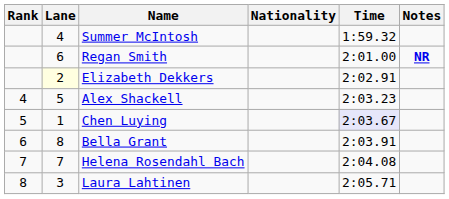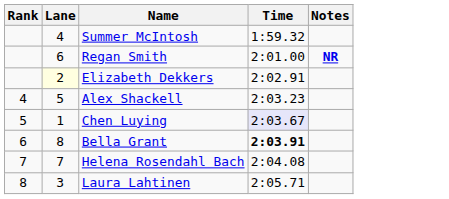- column: (293, 15)
(369, 141) normal -> (278, 141) bold
